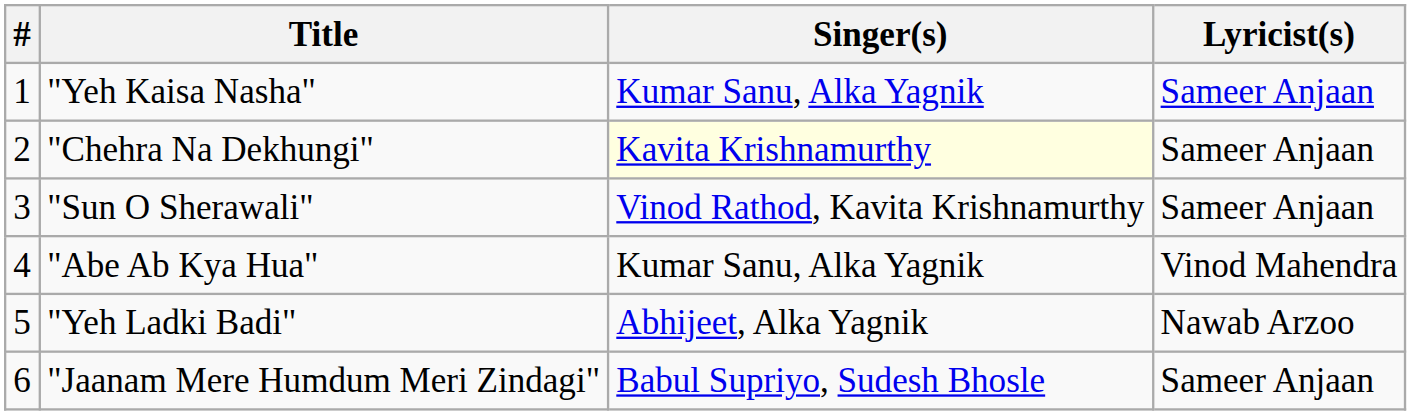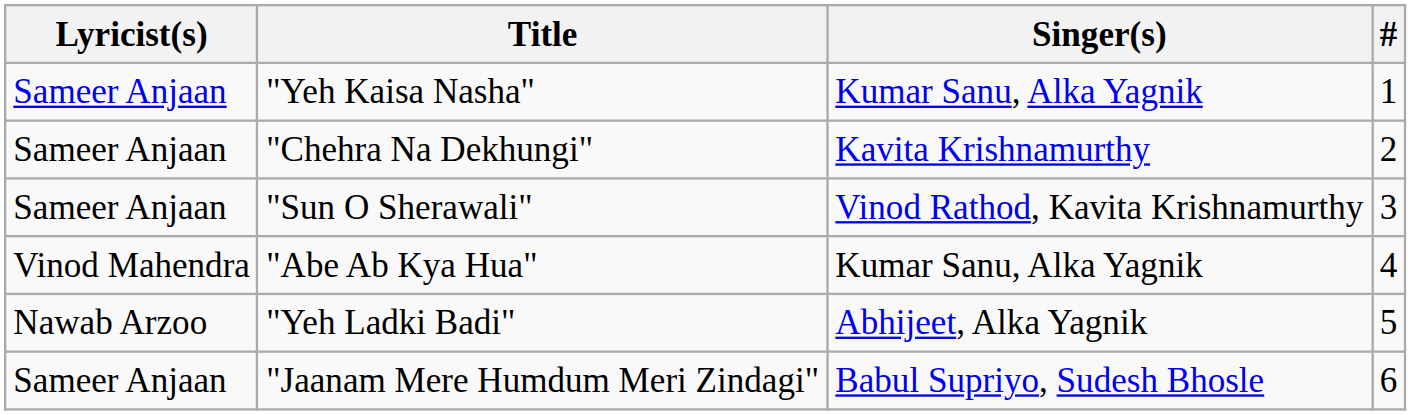columns swapped: (22, 33) <-> (1279, 33)
(774, 149) lightyellow background -> (993, 149) no background
